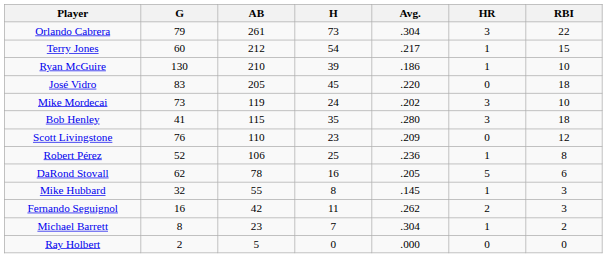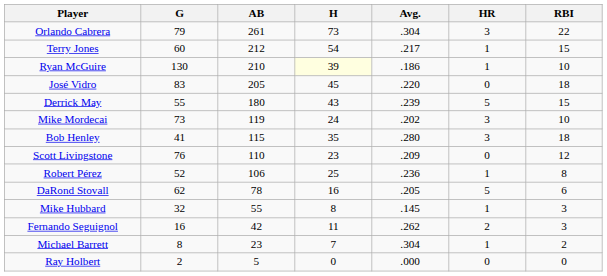(333, 66) no background -> (333, 66) lightyellow background
+ row: (73, 102)
